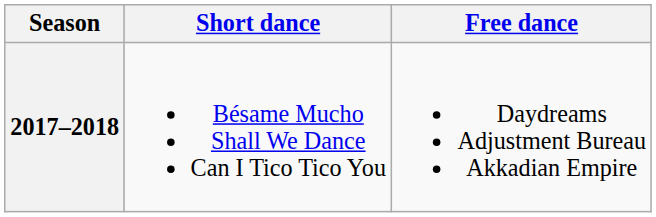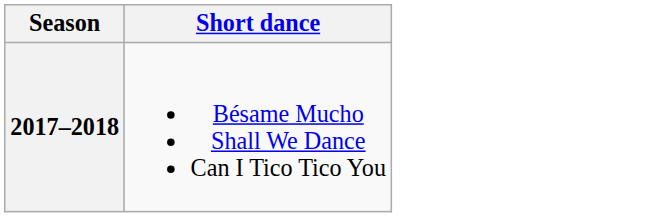- column: (522, 23)
